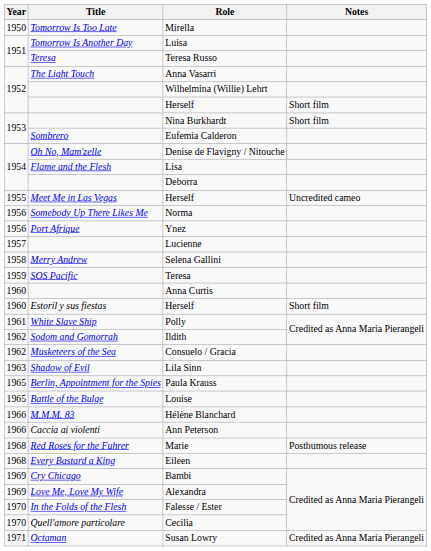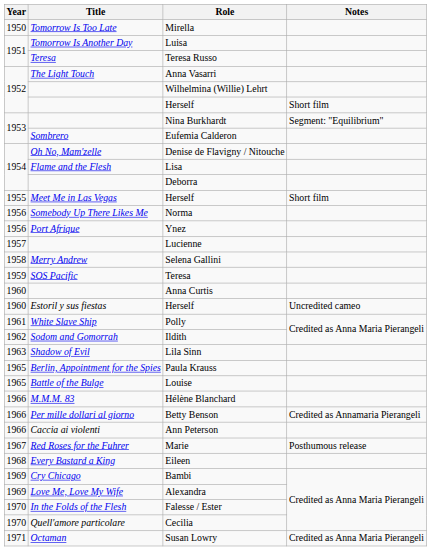(309, 120) Short film -> (336, 120) Segment: "Equilibrium"
(325, 197) Uncredited cameo -> (309, 197) Short film
(309, 306) Short film -> (325, 306) Uncredited cameo
- row: (73, 352)
+ row: (82, 414)
(16, 445) 1968 -> (16, 445) 1967
